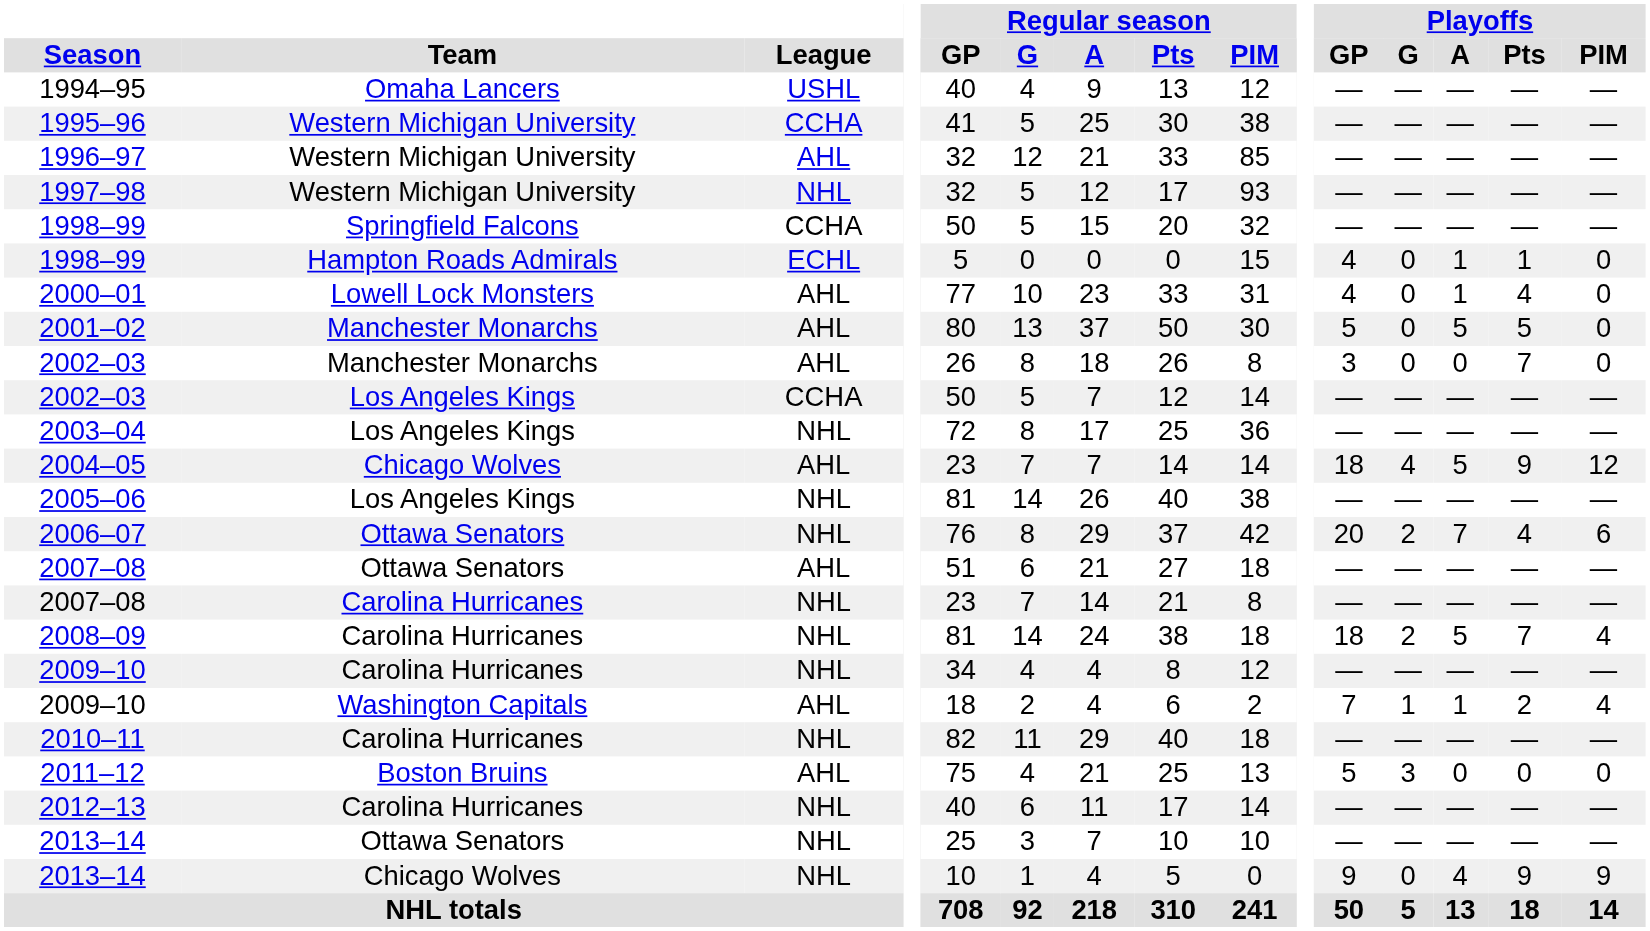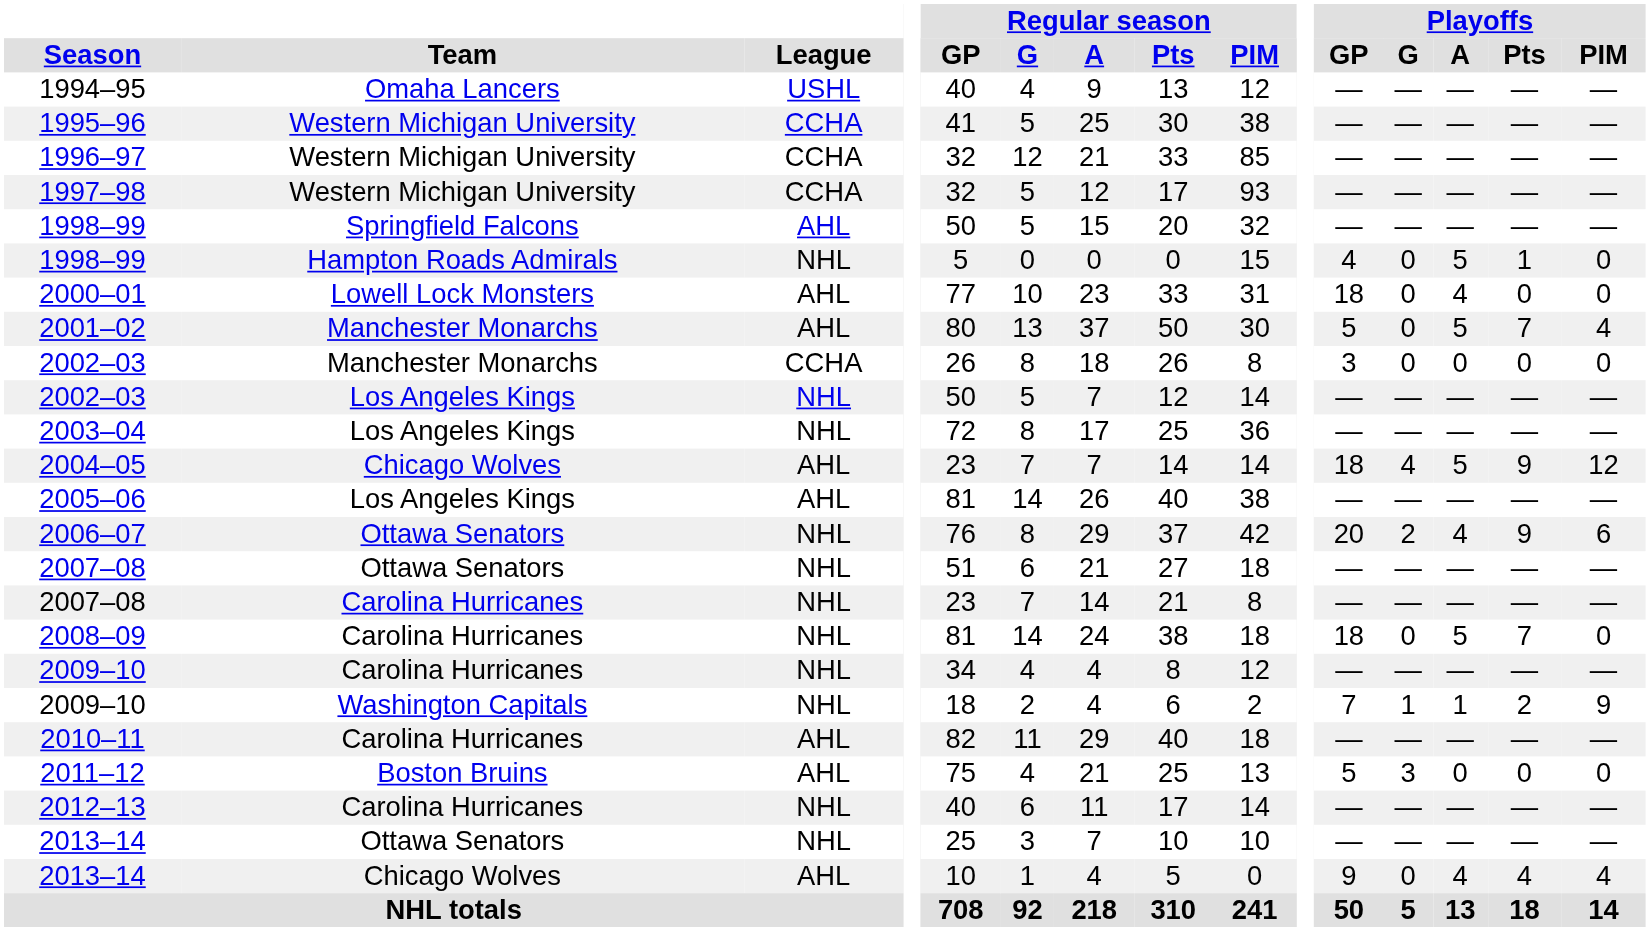(824, 157) AHL -> (824, 157) CCHA
(824, 191) NHL -> (824, 191) CCHA
(824, 225) CCHA -> (824, 225) AHL
(824, 260) ECHL -> (824, 260) NHL
(1460, 260) 1 -> (1460, 260) 5
(1349, 294) 4 -> (1349, 294) 18
(1460, 294) 1 -> (1460, 294) 4
(1524, 294) 4 -> (1524, 294) 0
(1524, 328) 5 -> (1524, 328) 7
(1604, 328) 0 -> (1604, 328) 4
(824, 362) AHL -> (824, 362) CCHA
(1524, 362) 7 -> (1524, 362) 0
(824, 396) CCHA -> (824, 396) NHL
(824, 499) NHL -> (824, 499) AHL
(1460, 533) 7 -> (1460, 533) 4
(1524, 533) 4 -> (1524, 533) 9
(824, 567) AHL -> (824, 567) NHL
(1408, 636) 2 -> (1408, 636) 0
(1604, 636) 4 -> (1604, 636) 0
(824, 704) AHL -> (824, 704) NHL
(1604, 704) 4 -> (1604, 704) 9
(824, 738) NHL -> (824, 738) AHL
(824, 875) NHL -> (824, 875) AHL
(1524, 875) 9 -> (1524, 875) 4
(1604, 875) 9 -> (1604, 875) 4
